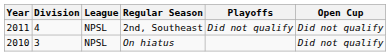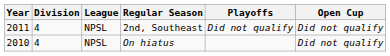(37, 43) 3 -> (37, 43) 4
